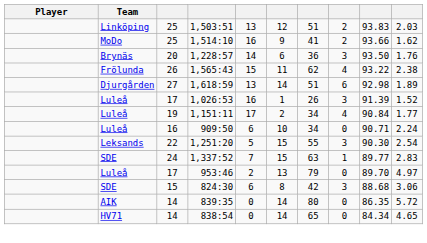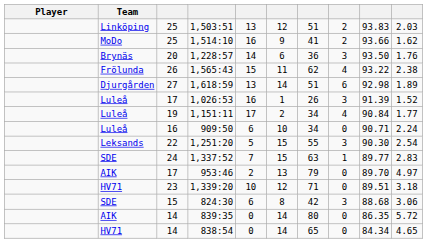(114, 172) Luleå -> (109, 172) AIK
+ row: (212, 187)
